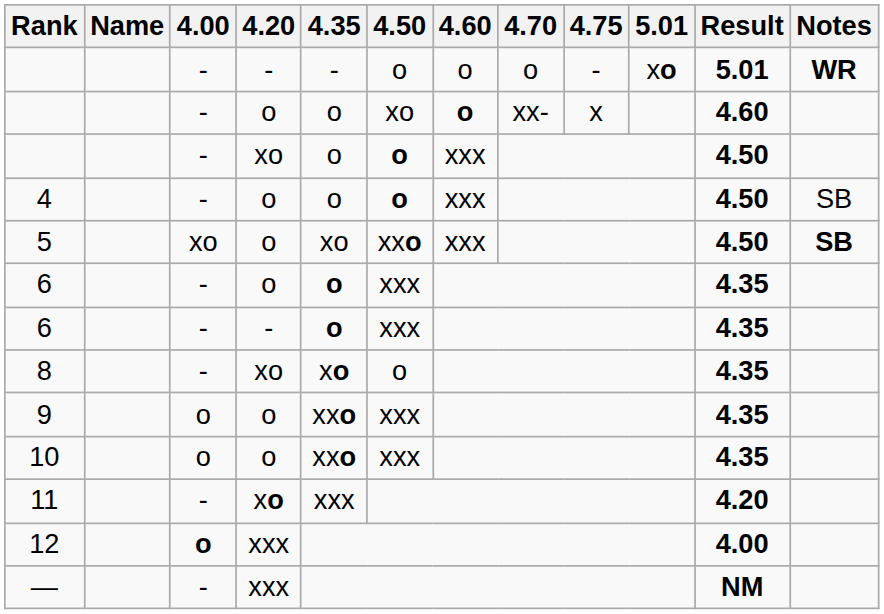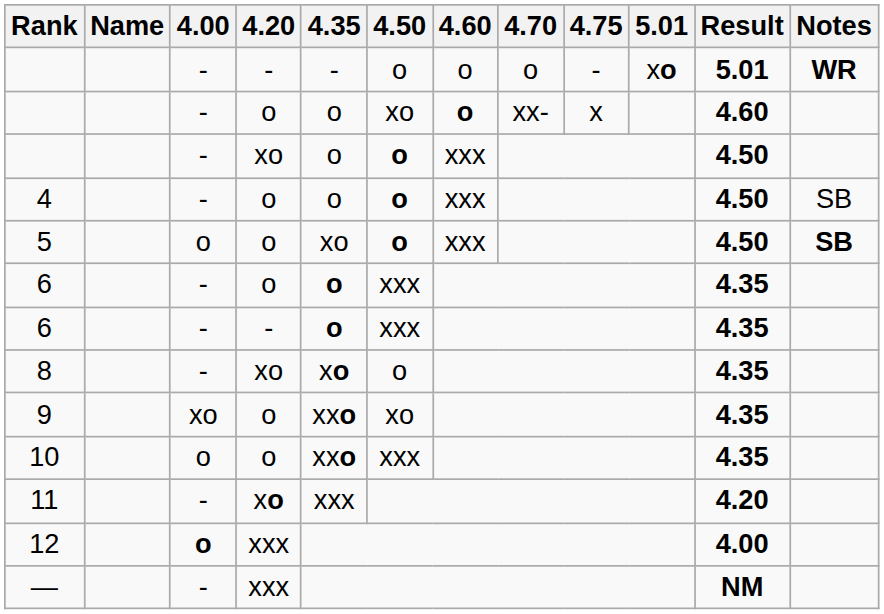(203, 241) xo -> (203, 241) o
(400, 241) xxo -> (400, 241) o
(203, 414) o -> (203, 414) xo
(400, 414) xxx -> (400, 414) xo
